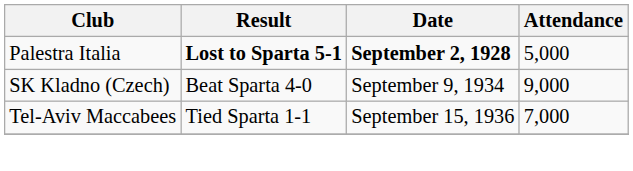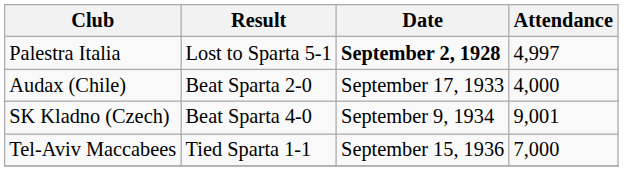(264, 52) bold -> (259, 52) normal
(547, 52) 5,000 -> (536, 52) 4,997
+ row: (68, 85)
(547, 85) 9,000 -> (536, 117) 9,001
